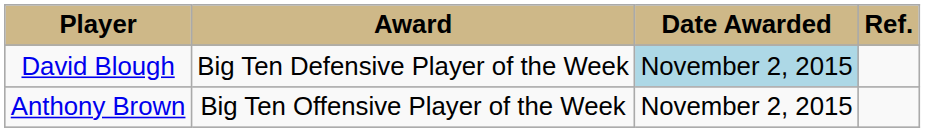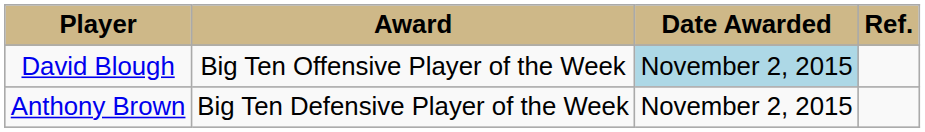(413, 65) Big Ten Defensive Player of the Week -> (413, 65) Big Ten Offensive Player of the Week
(413, 106) Big Ten Offensive Player of the Week -> (413, 106) Big Ten Defensive Player of the Week
